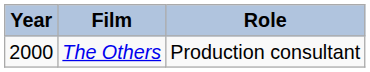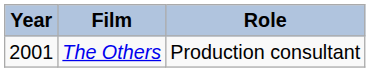(31, 52) 2000 -> (31, 52) 2001
